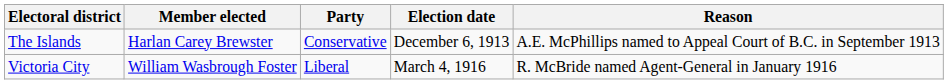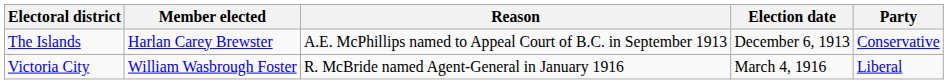columns swapped: (345, 16) <-> (728, 16)
